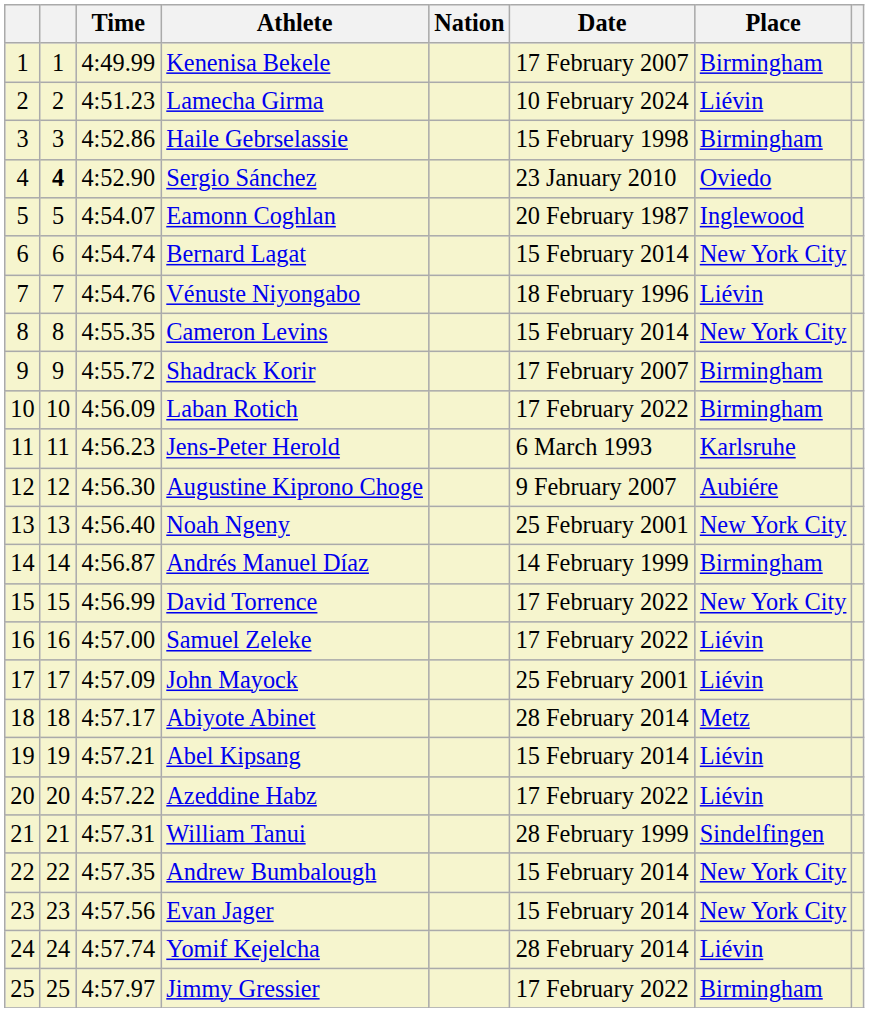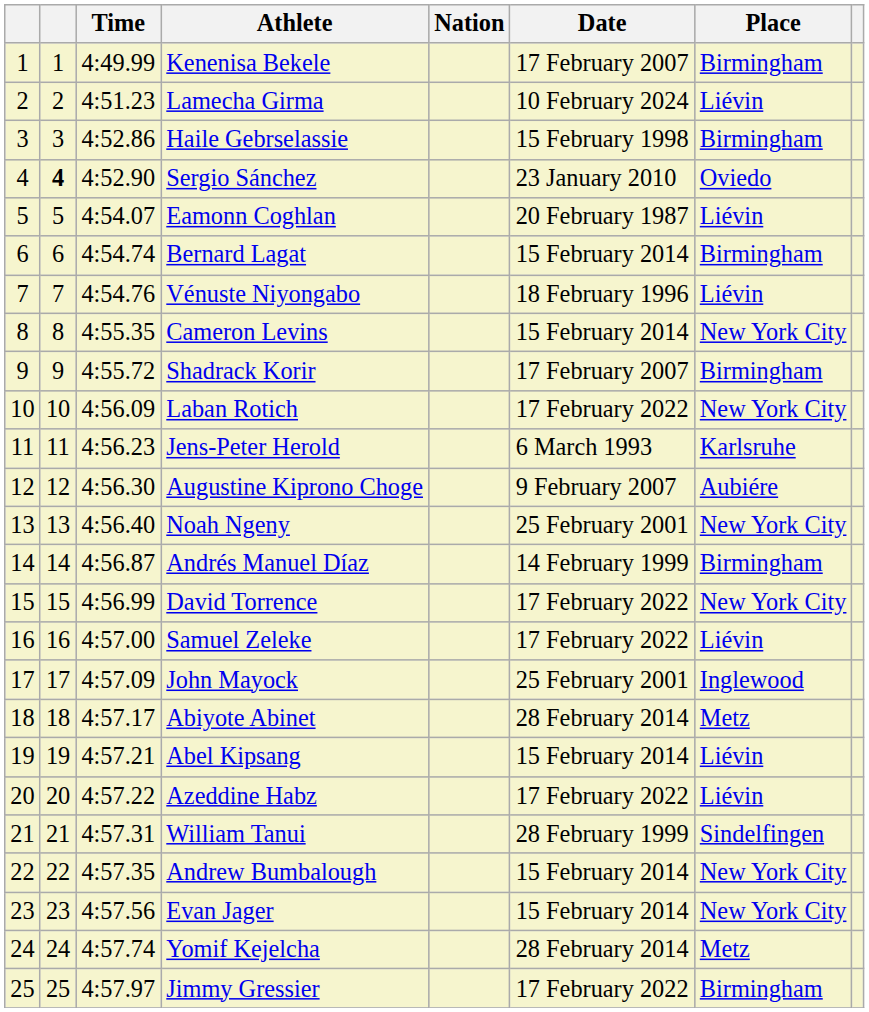(752, 216) Inglewood -> (732, 216) Liévin
(773, 255) New York City -> (761, 255) Birmingham
(761, 409) Birmingham -> (773, 409) New York City
(732, 679) Liévin -> (752, 679) Inglewood
(732, 949) Liévin -> (725, 949) Metz
